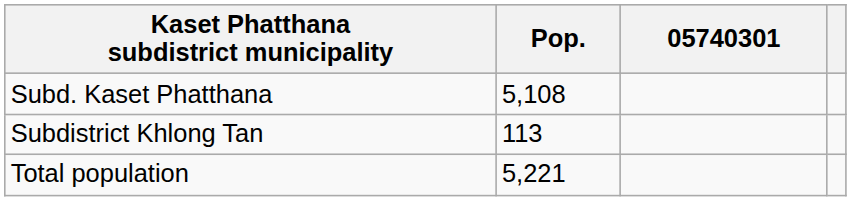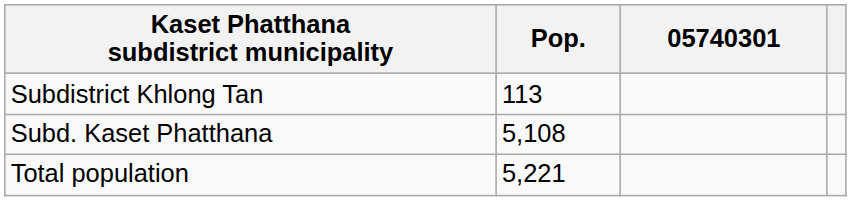rows swapped: (141, 93) <-> (137, 133)
